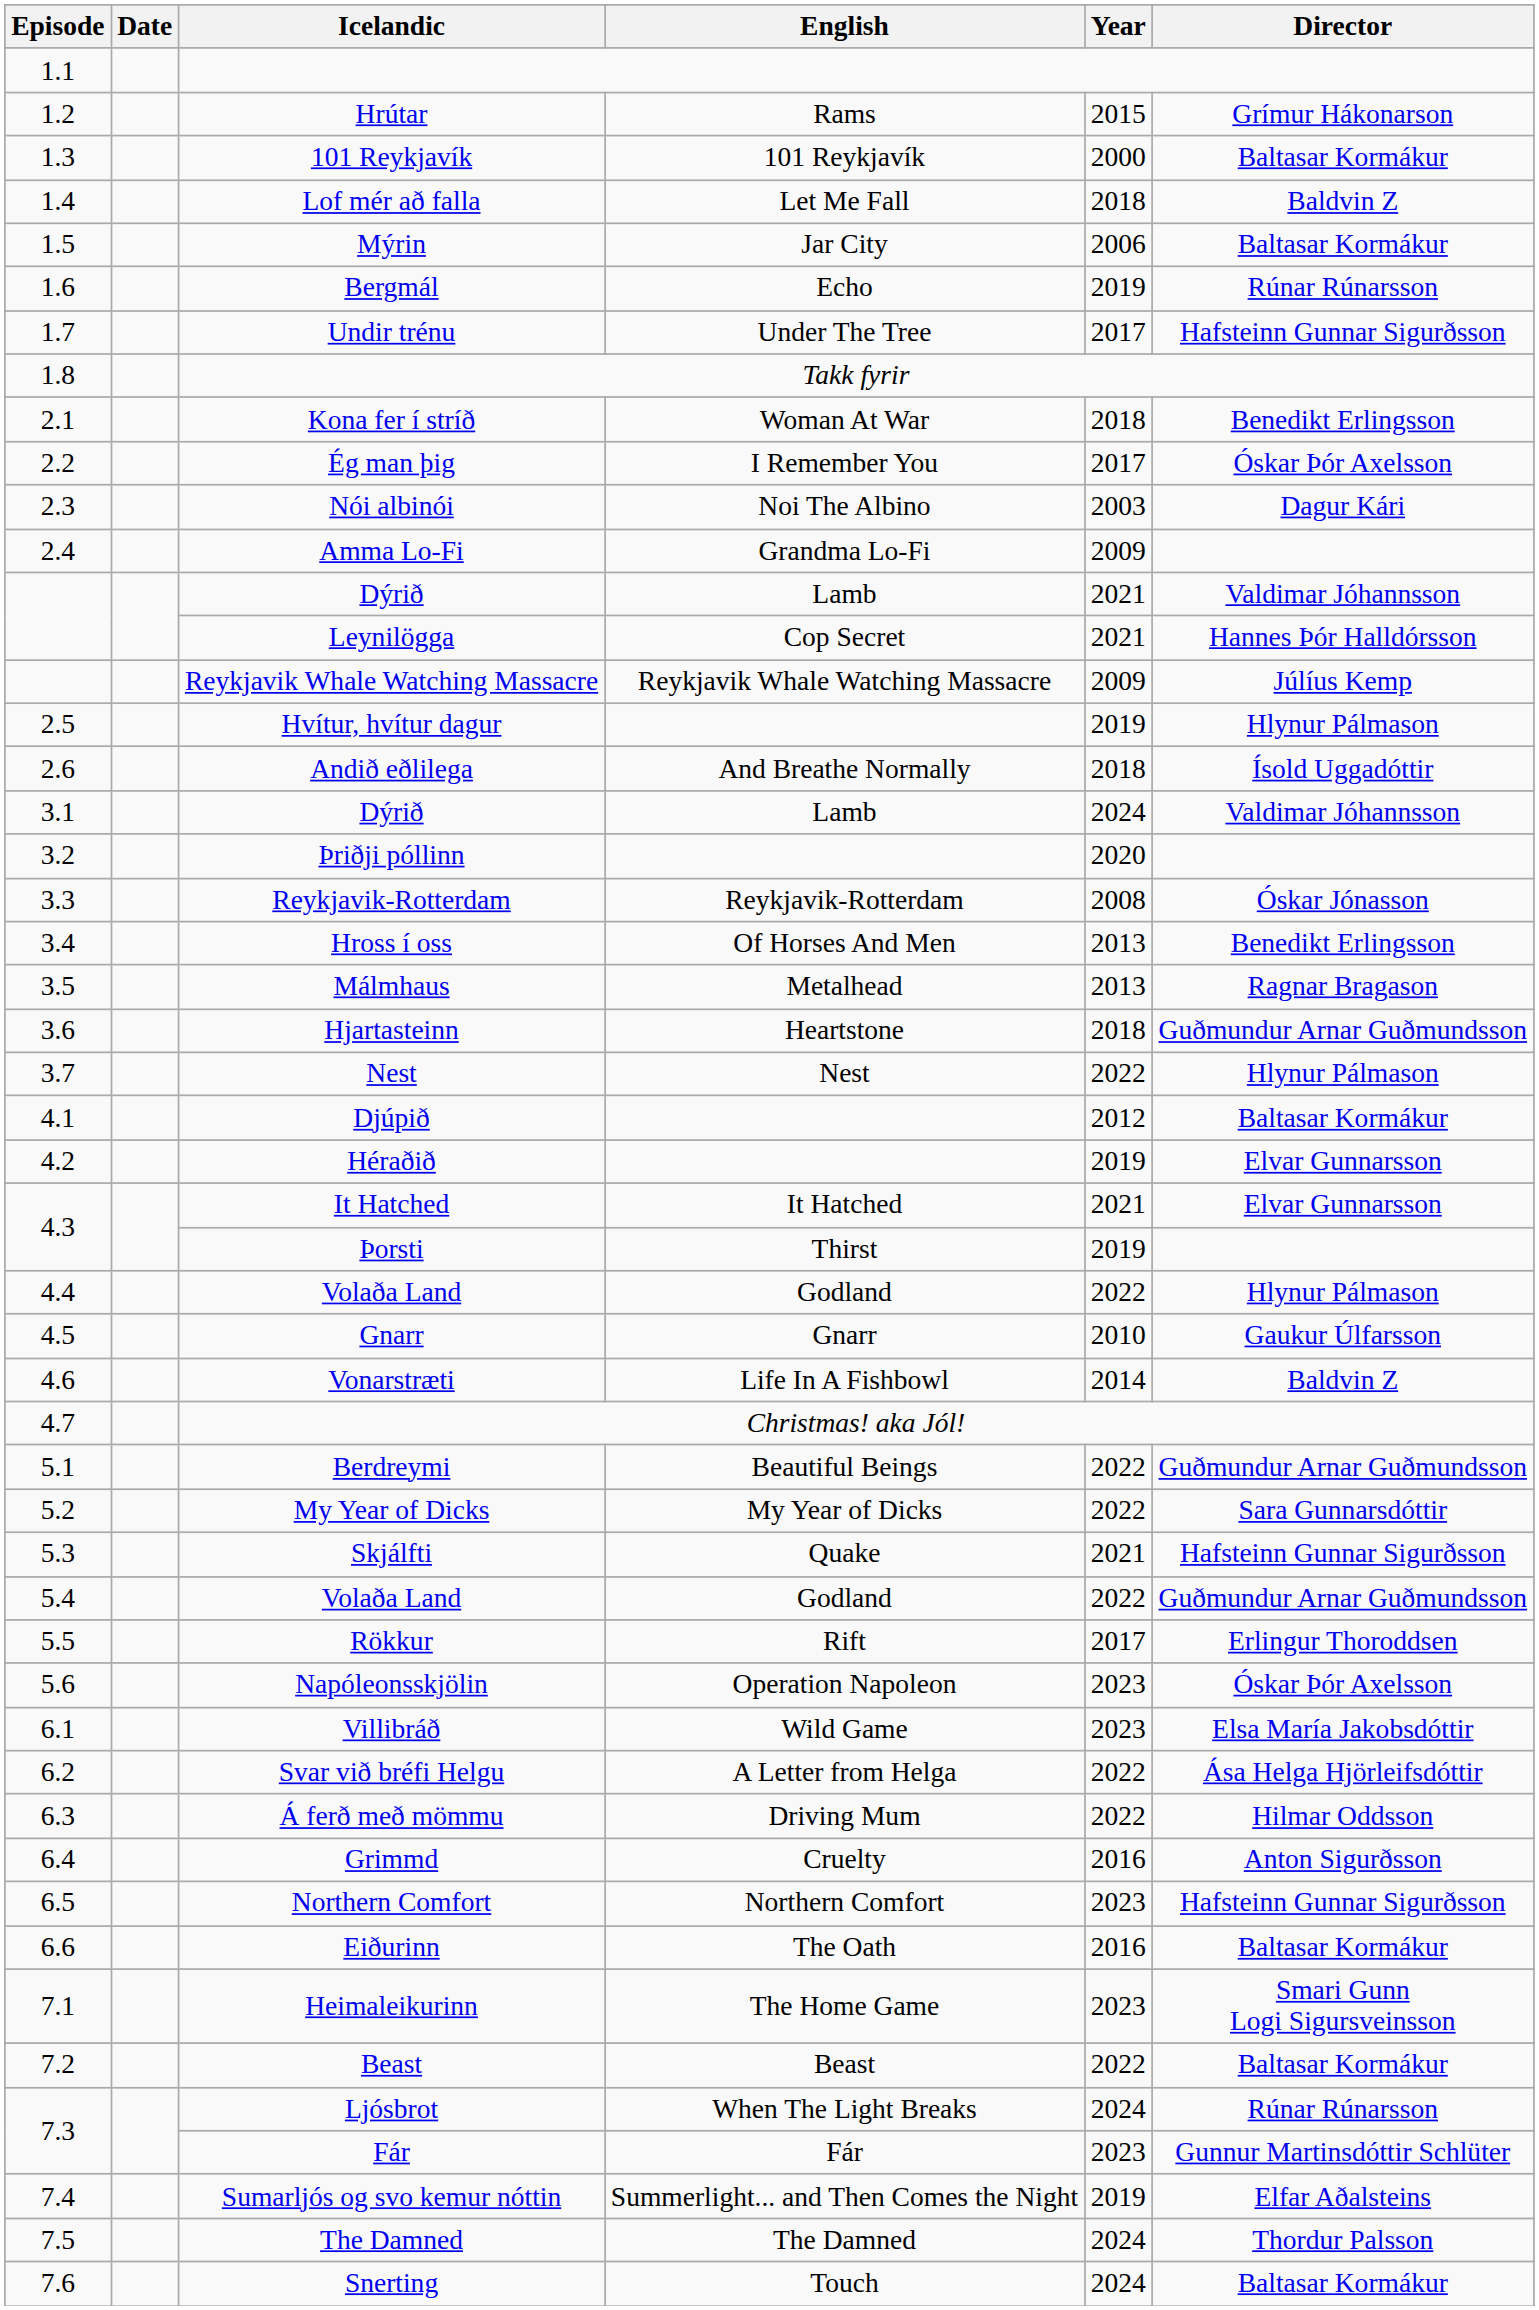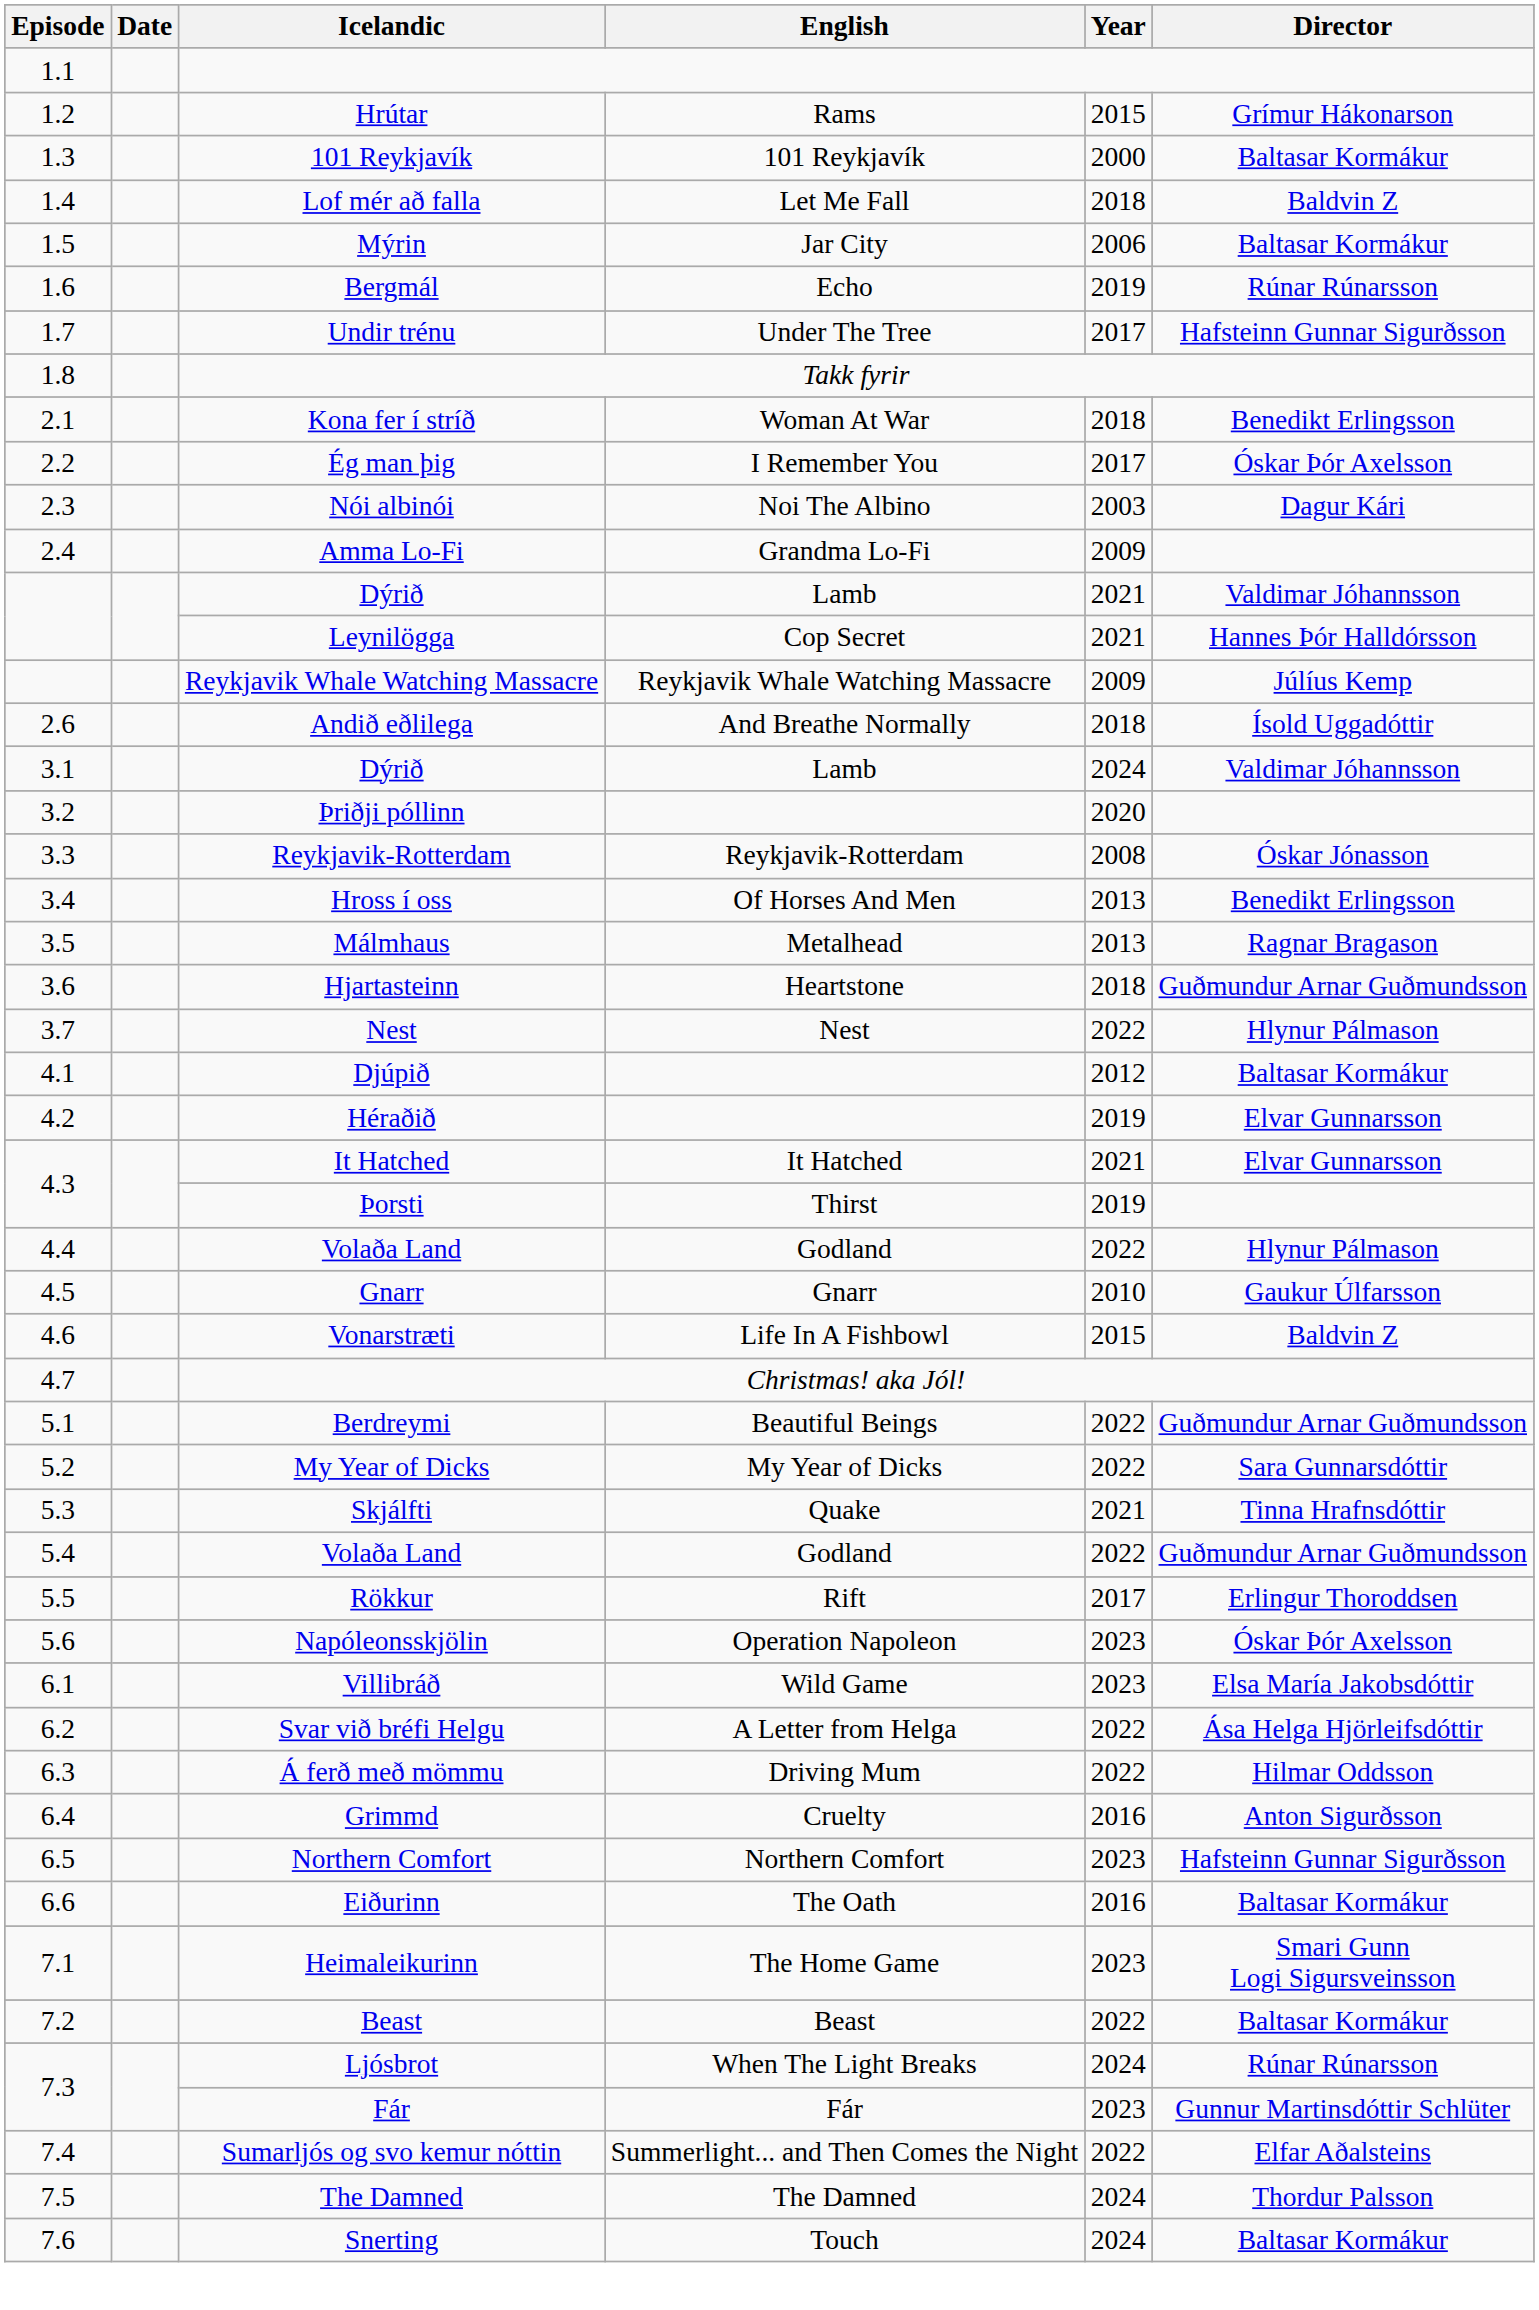- row: (58, 724)
(1118, 1379) 2014 -> (1118, 1335) 2015
(1343, 1553) Hafsteinn Gunnar Sigurðsson -> (1343, 1510) Tinna Hrafnsdóttir
(1118, 2195) 2019 -> (1118, 2152) 2022
